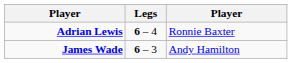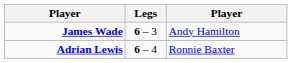rows swapped: (90, 31) <-> (92, 49)
